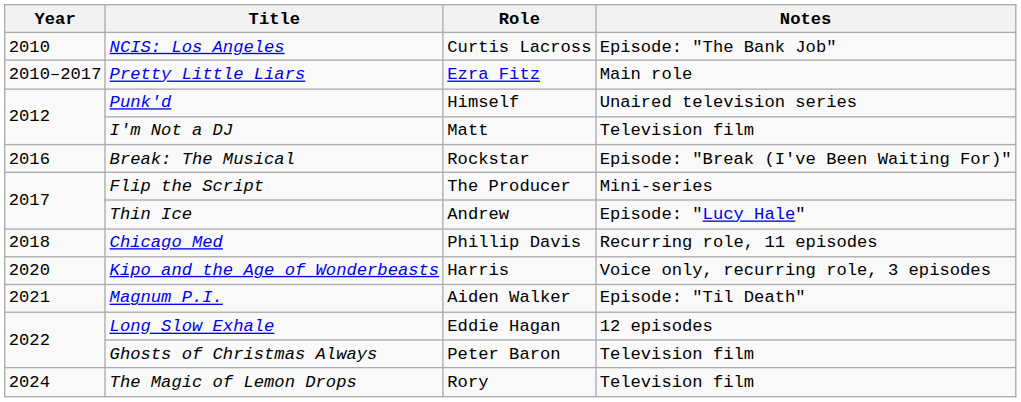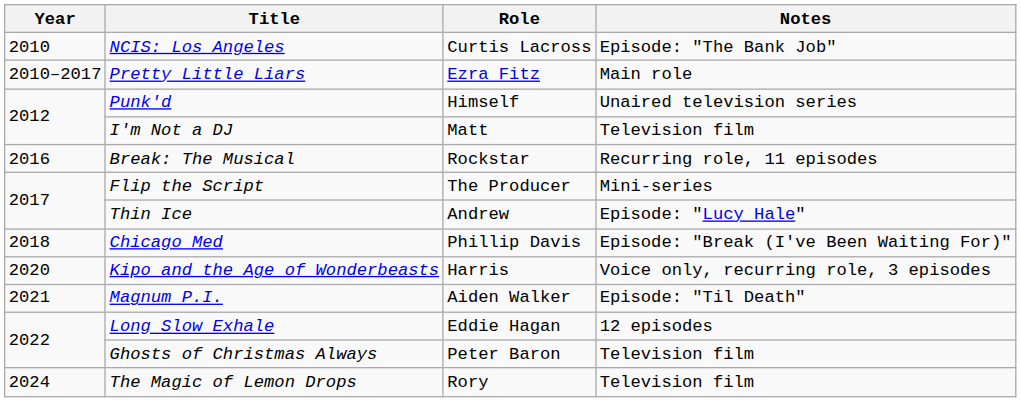(806, 158) Episode: "Break (I've Been Waiting For)" -> (739, 158) Recurring role, 11 episodes
(739, 242) Recurring role, 11 episodes -> (806, 242) Episode: "Break (I've Been Waiting For)"
